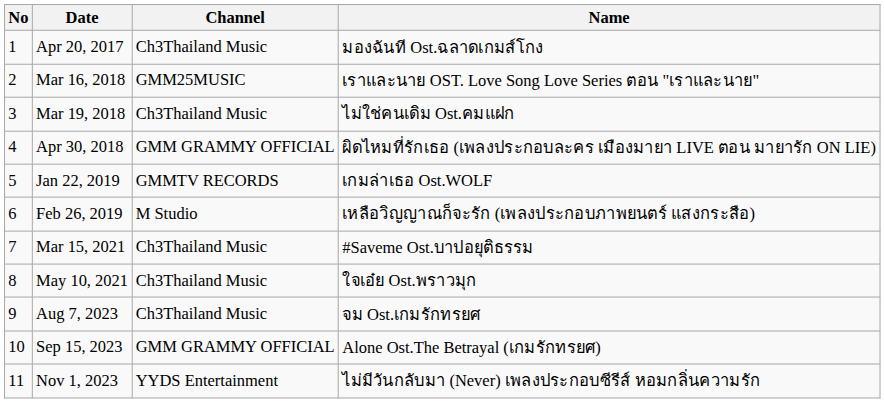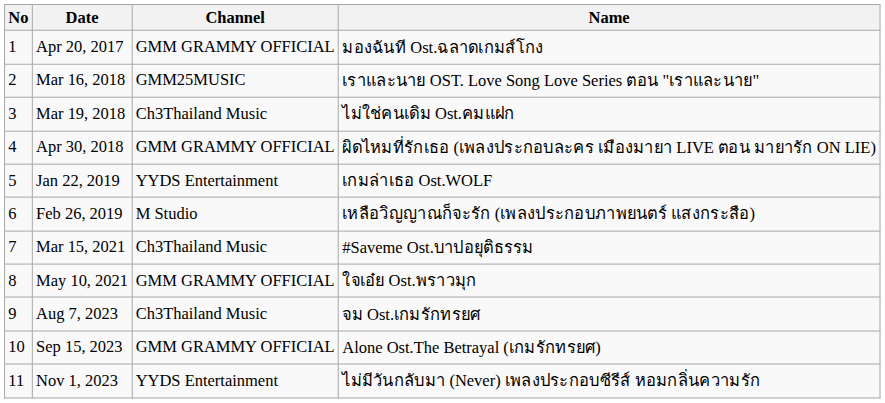(201, 47) Ch3Thailand Music -> (235, 47) GMM GRAMMY OFFICIAL
(207, 180) GMMTV RECORDS -> (207, 180) YYDS Entertainment
(201, 280) Ch3Thailand Music -> (235, 280) GMM GRAMMY OFFICIAL
